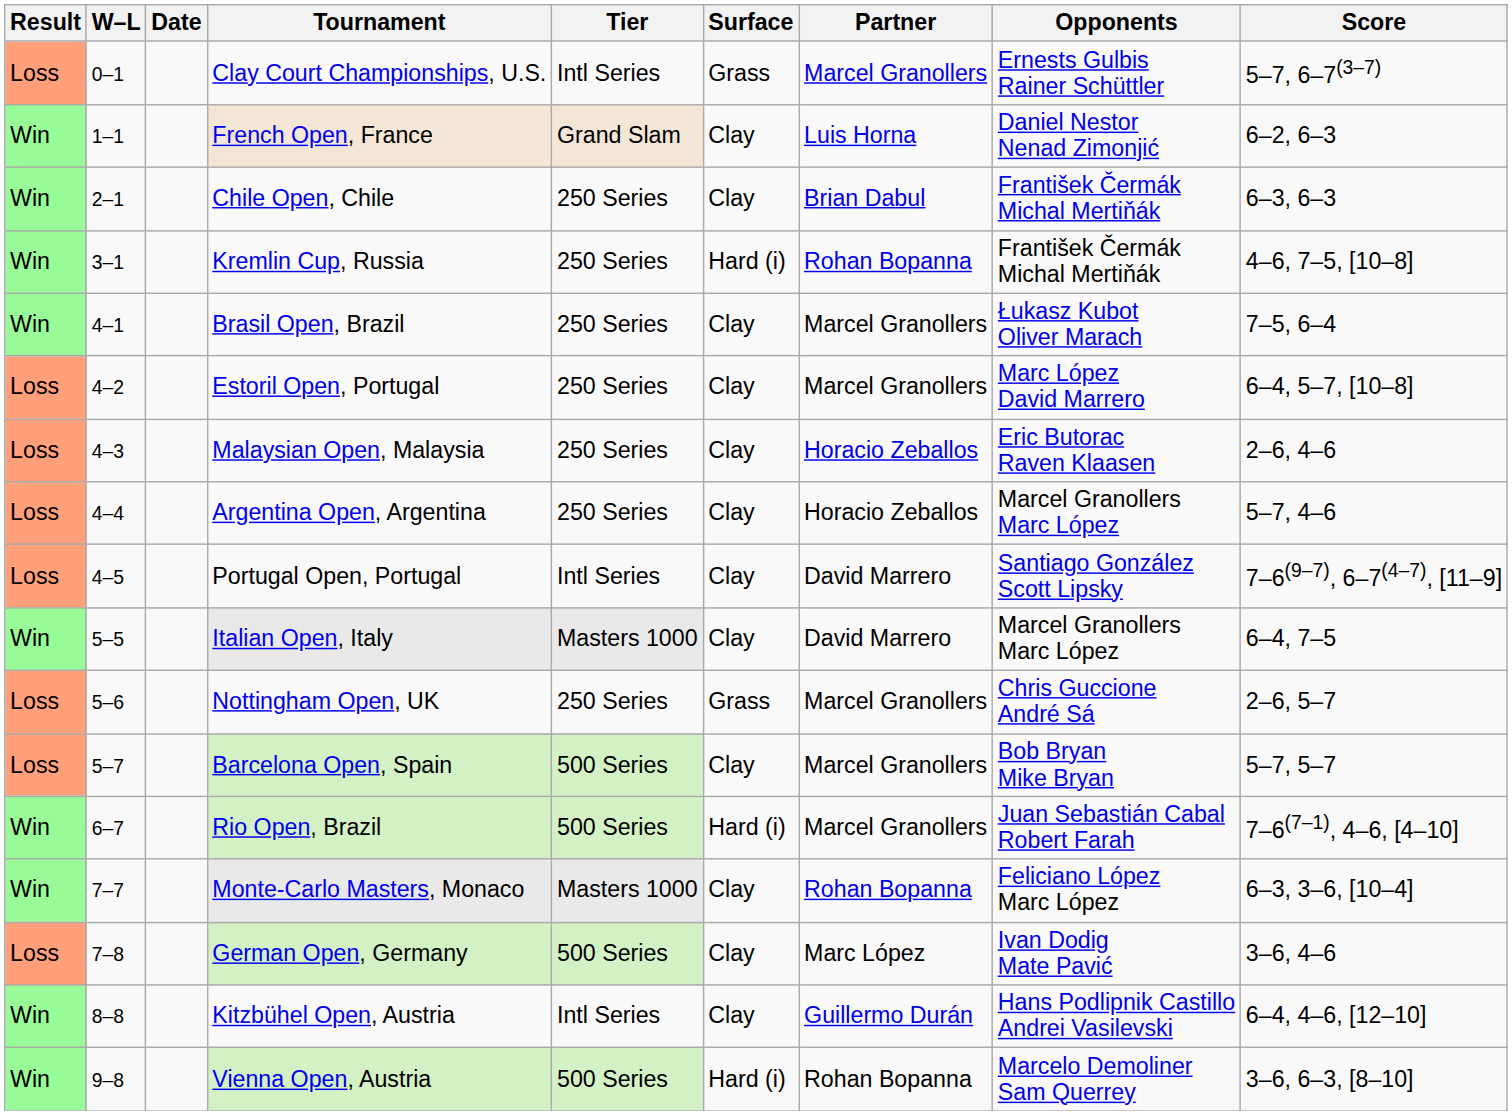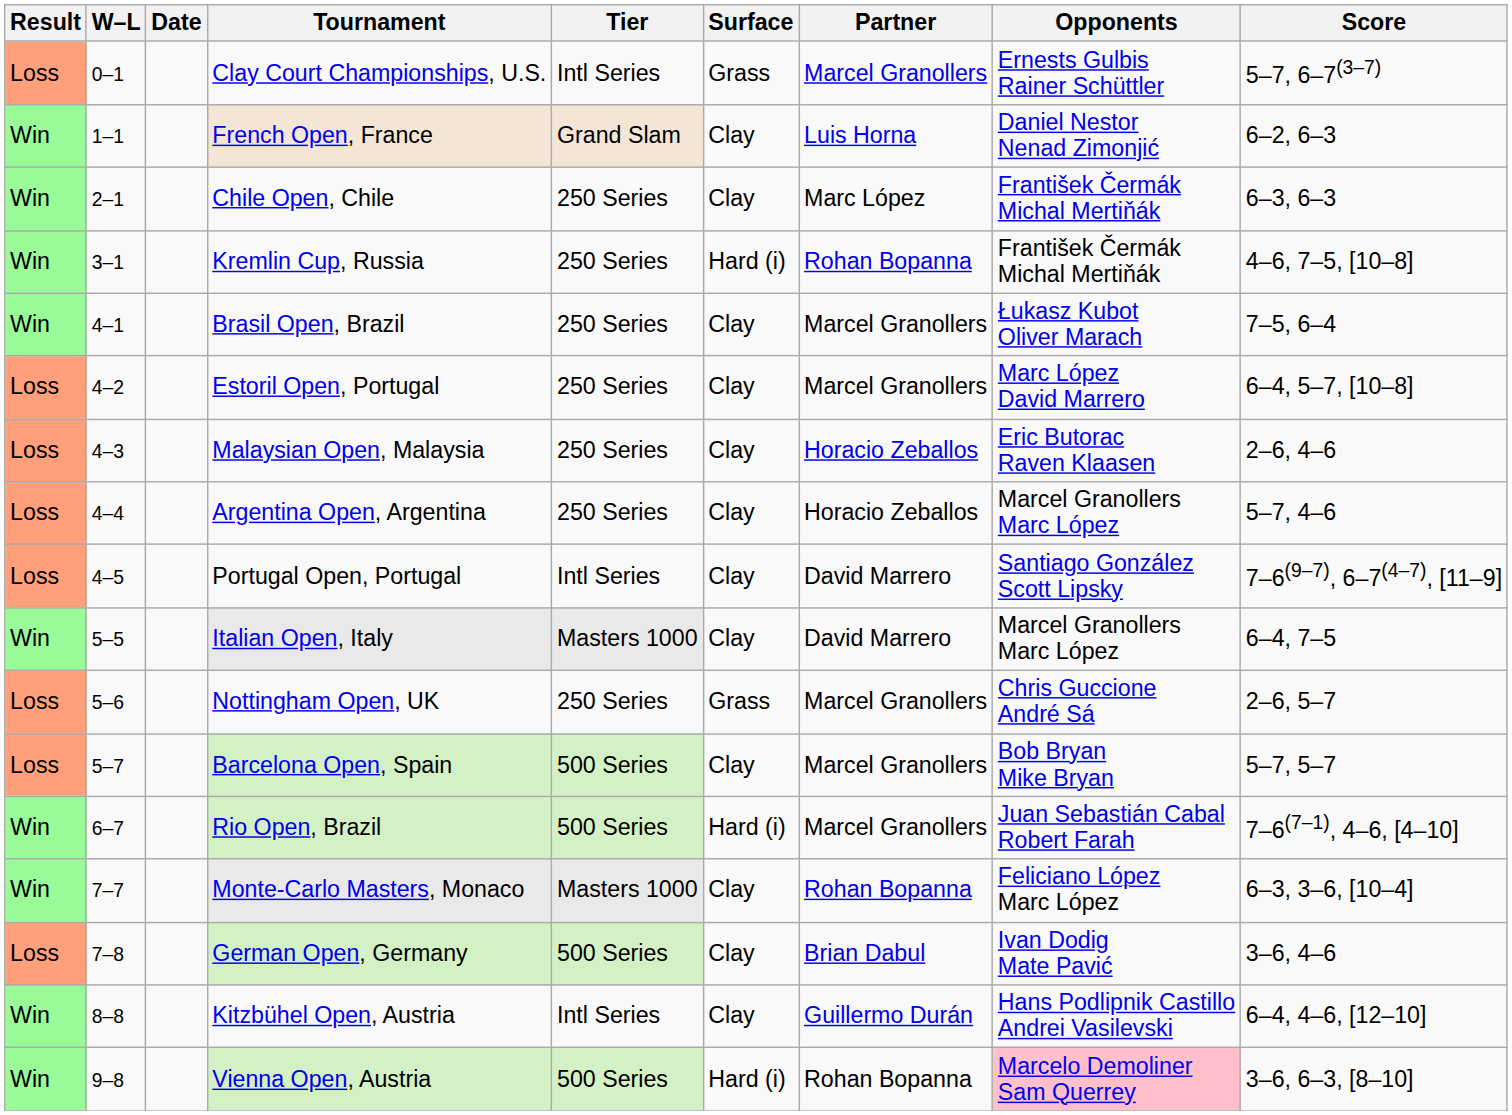(865, 198) Brian Dabul -> (865, 198) Marc López
(865, 953) Marc López -> (865, 953) Brian Dabul
(1095, 1079) no background -> (1095, 1079) pink background
